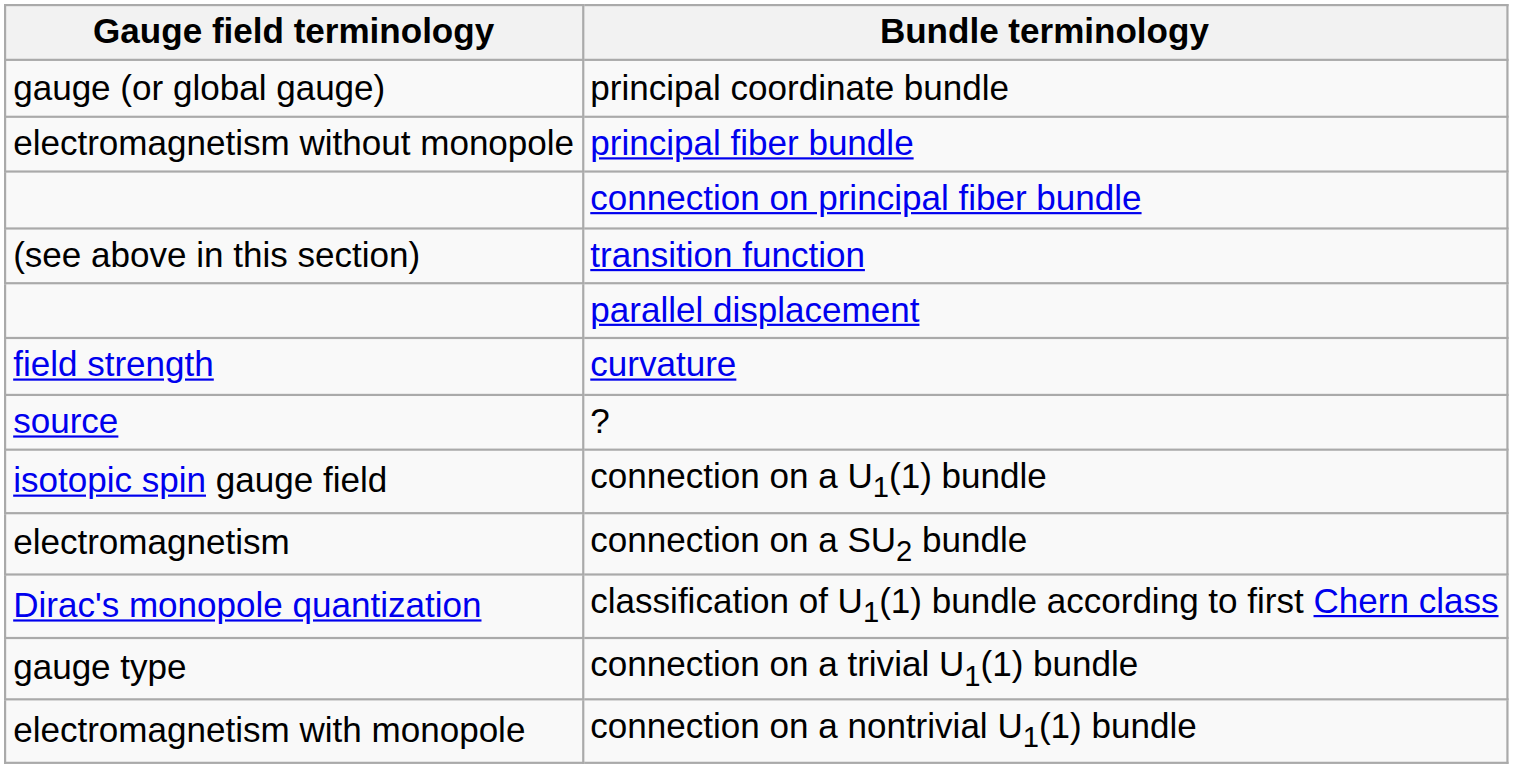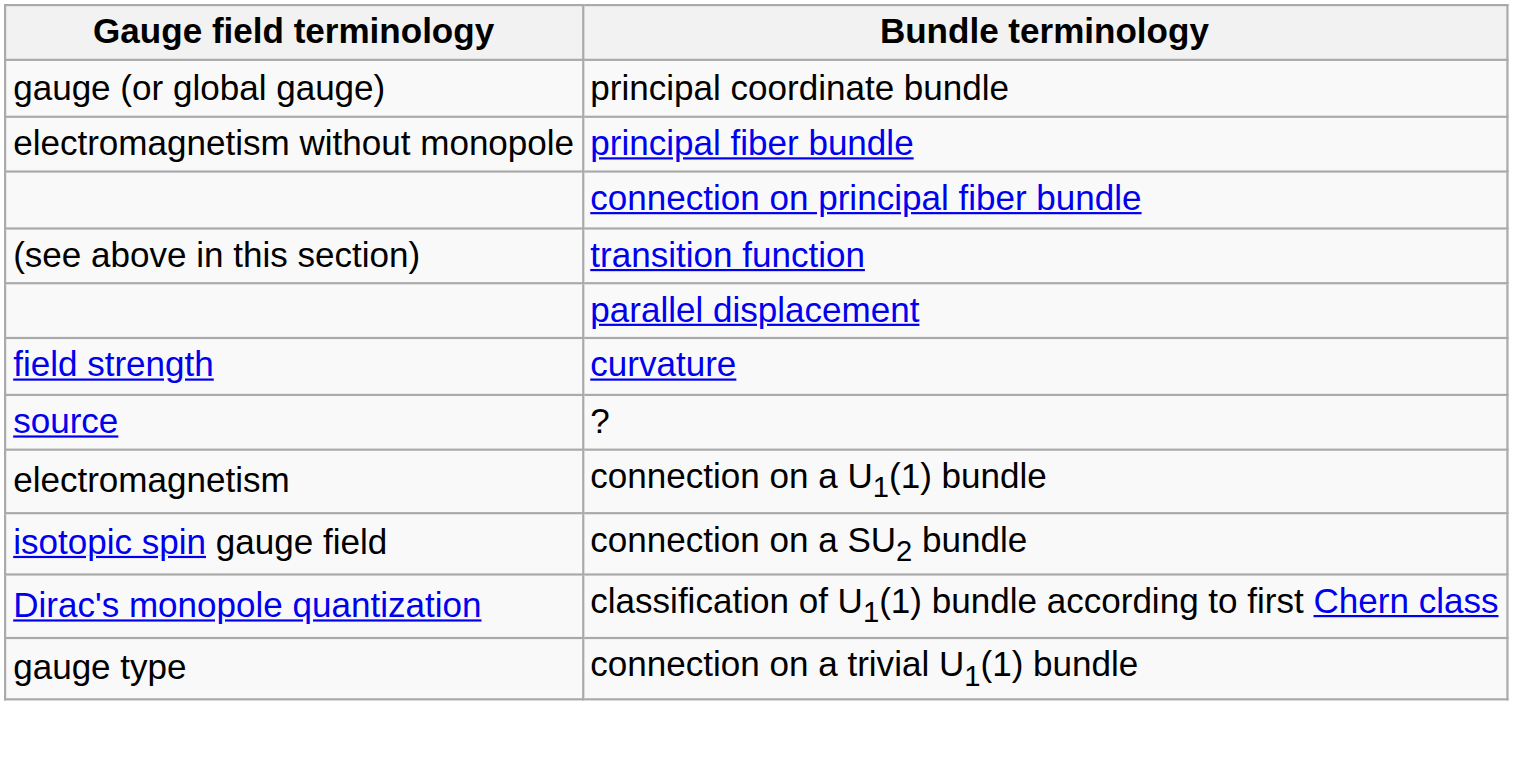(200, 480) isotopic spin gauge field -> (151, 480) electromagnetism
(151, 542) electromagnetism -> (200, 542) isotopic spin gauge field
- row: (893, 731)
